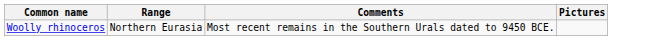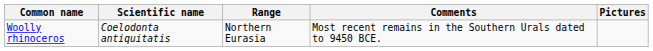+ column: (161, 12)
